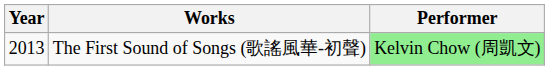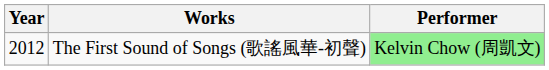(27, 48) 2013 -> (27, 48) 2012
